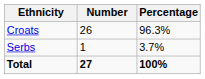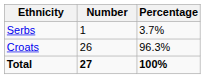rows swapped: (23, 30) <-> (21, 47)
